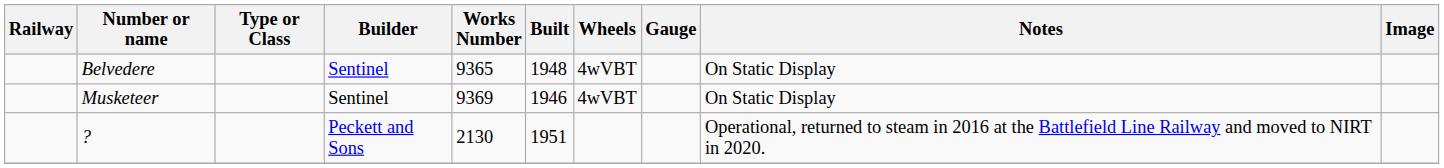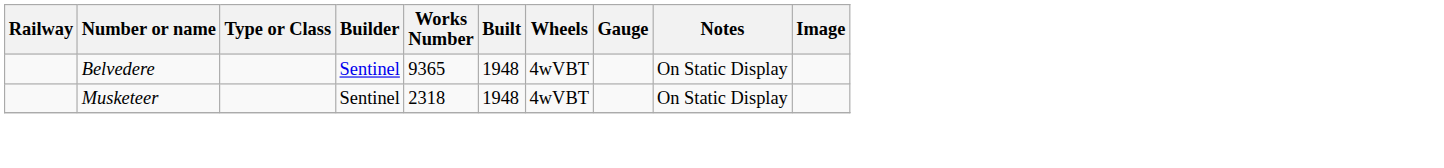(475, 98) 9369 -> (427, 98) 2318
(549, 98) 1946 -> (501, 98) 1948
- row: (86, 137)
